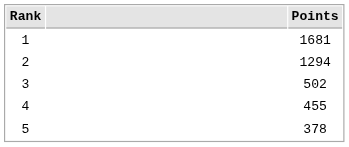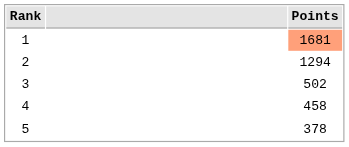(315, 40) no background -> (315, 40) lightsalmon background
(315, 107) 455 -> (315, 107) 458
